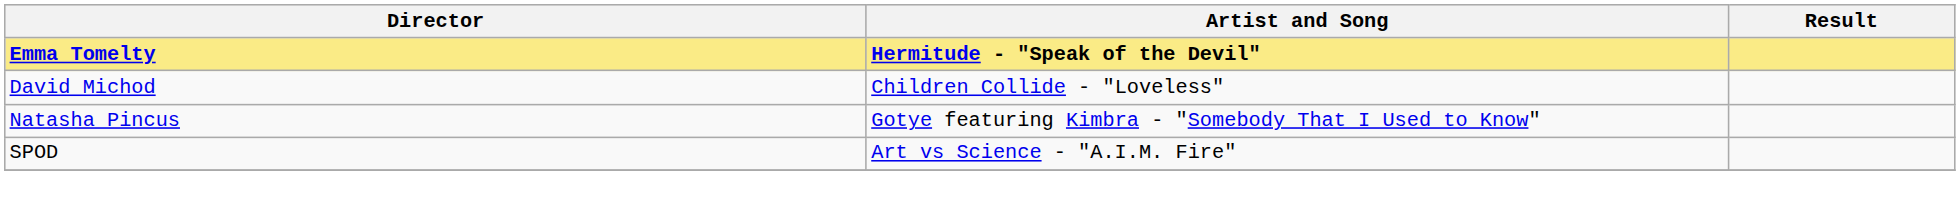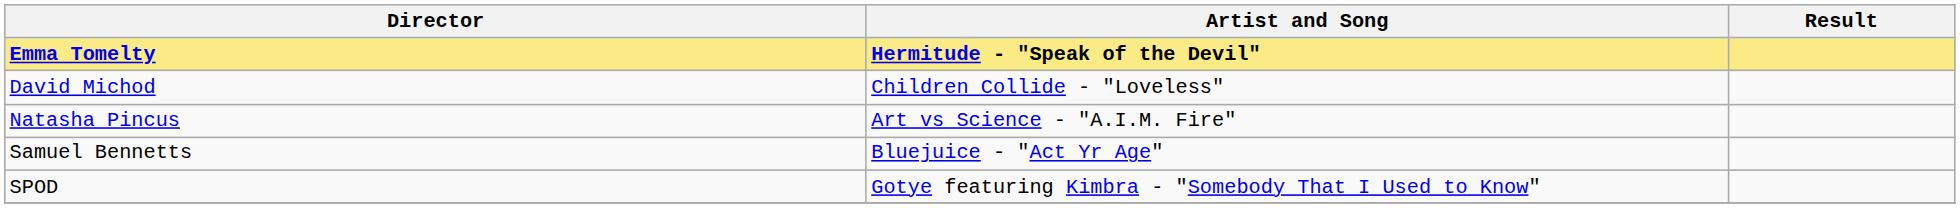(1206, 120) Gotye featuring Kimbra - "Somebody That I Used to Know" -> (1054, 120) Art vs Science - "A.I.M. Fire"
+ row: (101, 154)
(1054, 154) Art vs Science - "A.I.M. Fire" -> (1206, 187) Gotye featuring Kimbra - "Somebody That I Used to Know"
